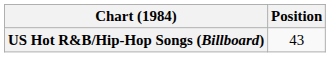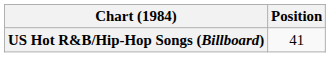(297, 39) 43 -> (297, 39) 41
